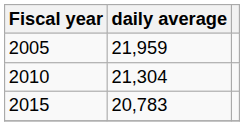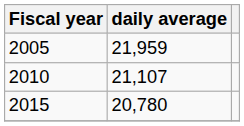(139, 76) 21,304 -> (139, 76) 21,107
(139, 105) 20,783 -> (139, 105) 20,780
